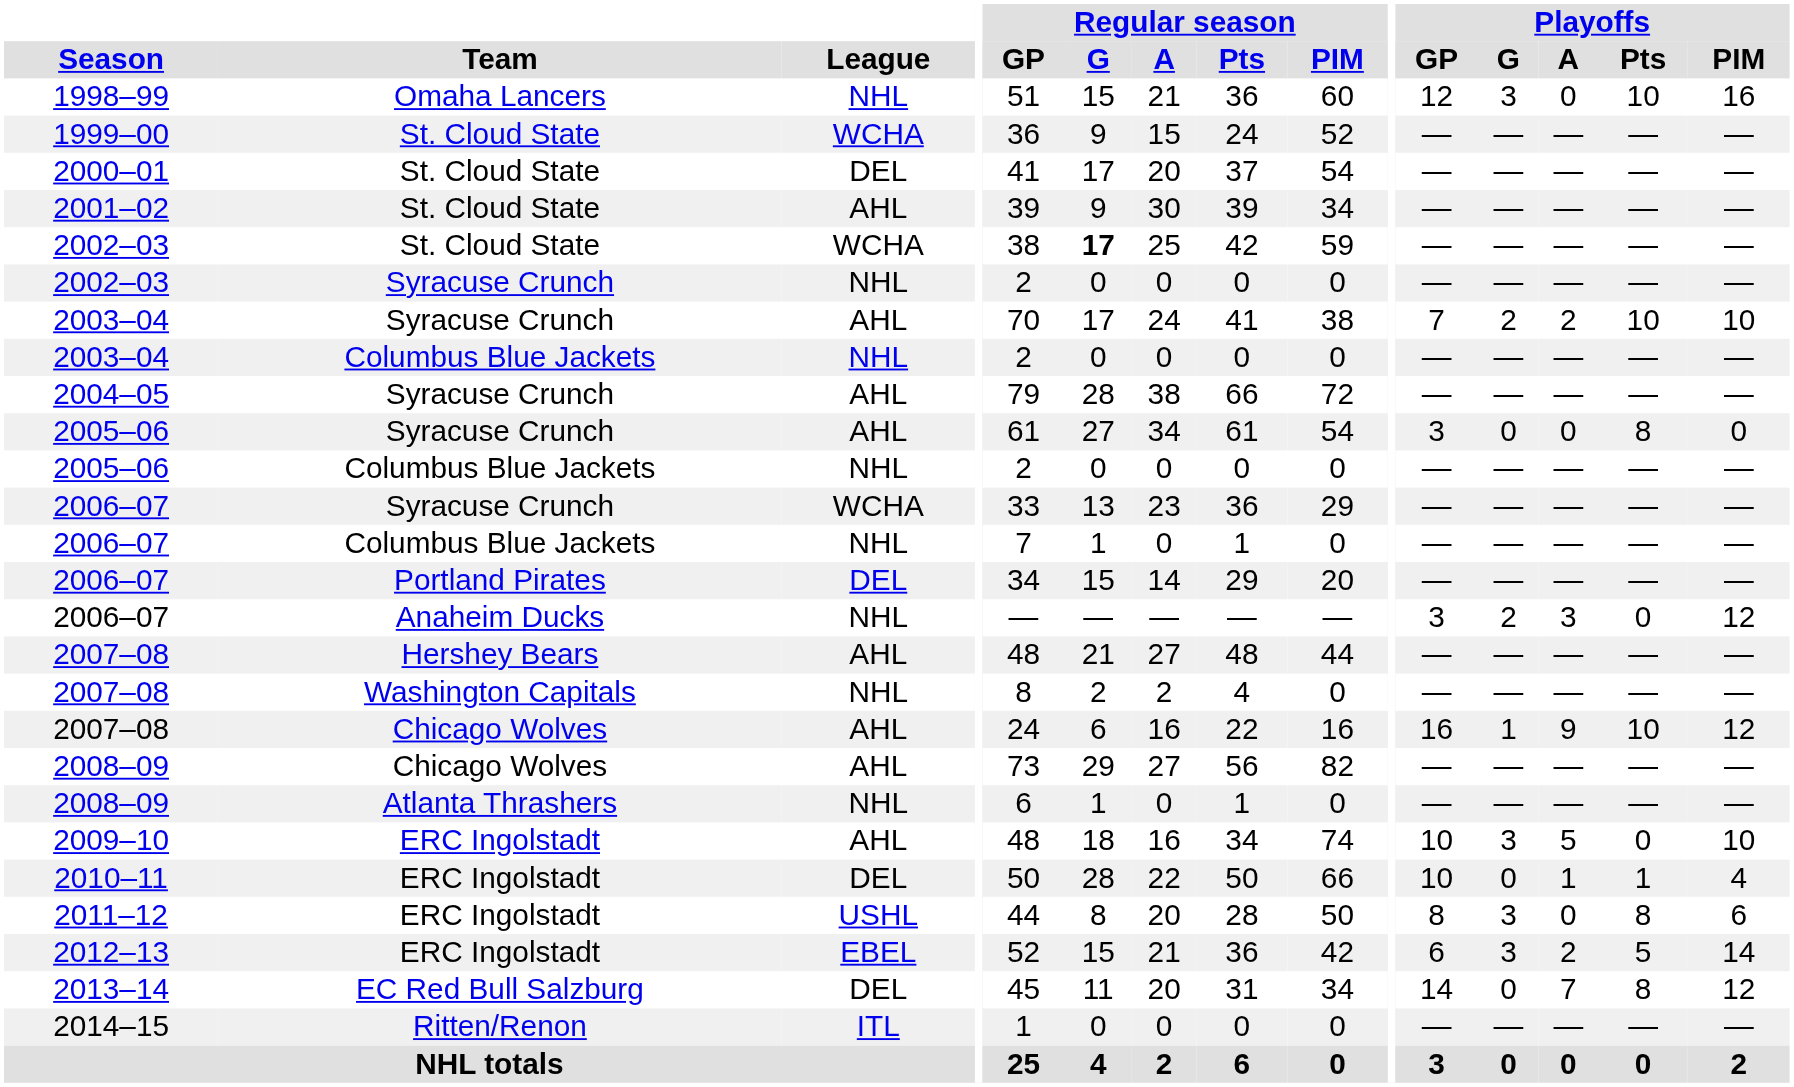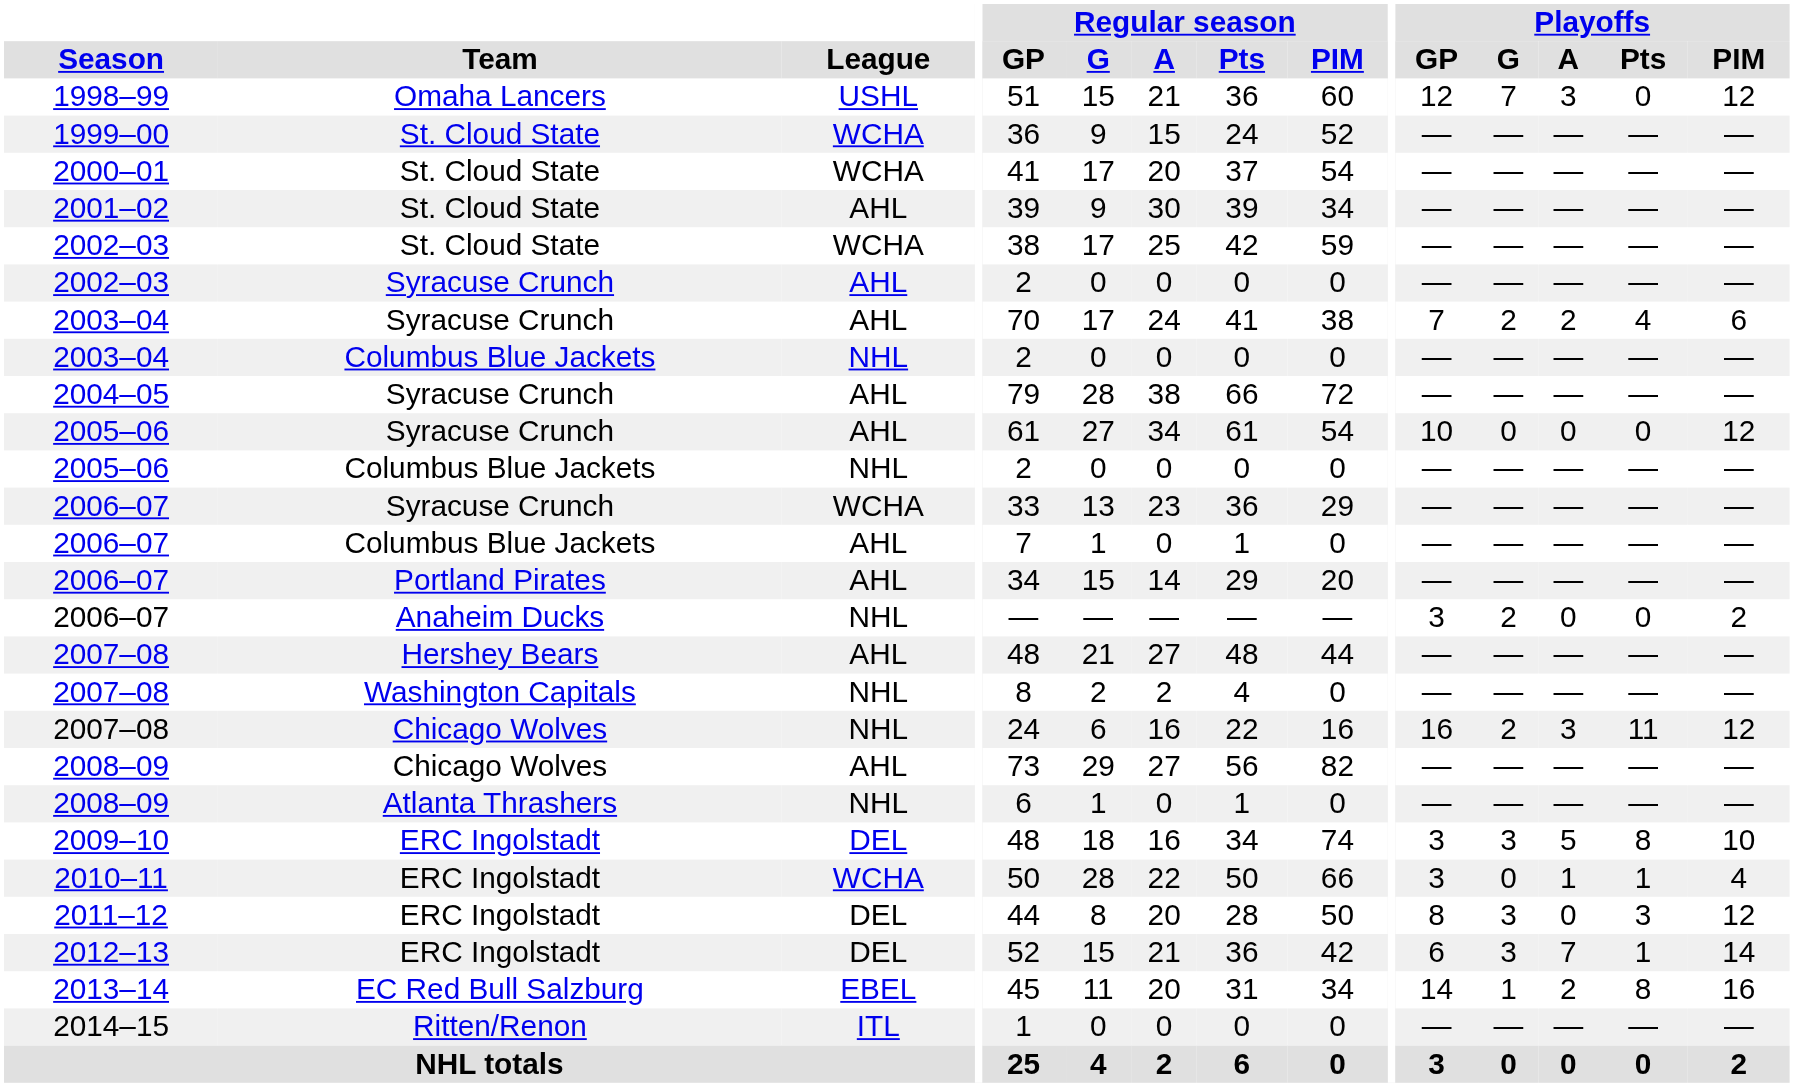(878, 96) NHL -> (878, 96) USHL
(1508, 96) 3 -> (1508, 96) 7
(1568, 96) 0 -> (1568, 96) 3
(1643, 96) 10 -> (1643, 96) 0
(1739, 96) 16 -> (1739, 96) 12
(878, 170) DEL -> (878, 170) WCHA
(1098, 245) bold -> (1098, 245) normal
(878, 282) NHL -> (878, 282) AHL
(1643, 319) 10 -> (1643, 319) 4
(1739, 319) 10 -> (1739, 319) 6
(1437, 431) 3 -> (1437, 431) 10
(1643, 431) 8 -> (1643, 431) 0
(1739, 431) 0 -> (1739, 431) 12
(878, 542) NHL -> (878, 542) AHL
(878, 580) DEL -> (878, 580) AHL
(1568, 617) 3 -> (1568, 617) 0
(1739, 617) 12 -> (1739, 617) 2
(878, 728) AHL -> (878, 728) NHL
(1508, 728) 1 -> (1508, 728) 2
(1568, 728) 9 -> (1568, 728) 3
(1643, 728) 10 -> (1643, 728) 11
(878, 840) AHL -> (878, 840) DEL
(1437, 840) 10 -> (1437, 840) 3
(1643, 840) 0 -> (1643, 840) 8
(878, 877) DEL -> (878, 877) WCHA
(1437, 877) 10 -> (1437, 877) 3
(878, 914) USHL -> (878, 914) DEL
(1643, 914) 8 -> (1643, 914) 3
(1739, 914) 6 -> (1739, 914) 12
(878, 952) EBEL -> (878, 952) DEL
(1568, 952) 2 -> (1568, 952) 7
(1643, 952) 5 -> (1643, 952) 1
(878, 989) DEL -> (878, 989) EBEL
(1508, 989) 0 -> (1508, 989) 1
(1568, 989) 7 -> (1568, 989) 2
(1739, 989) 12 -> (1739, 989) 16
